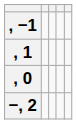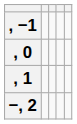rows swapped: (23, 78) <-> (23, 52)
